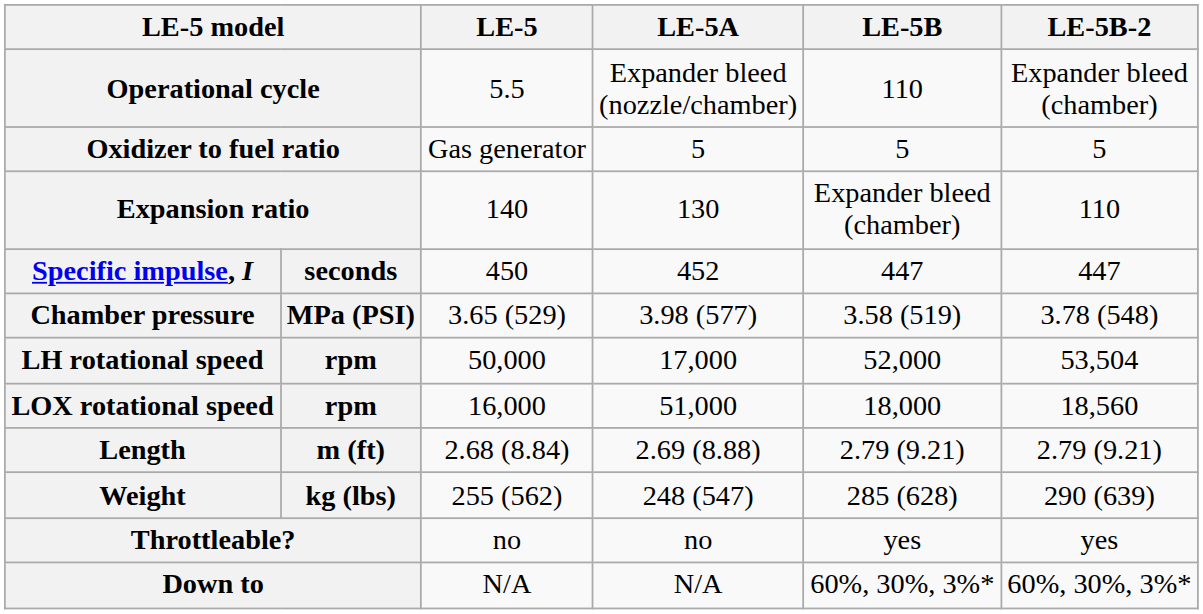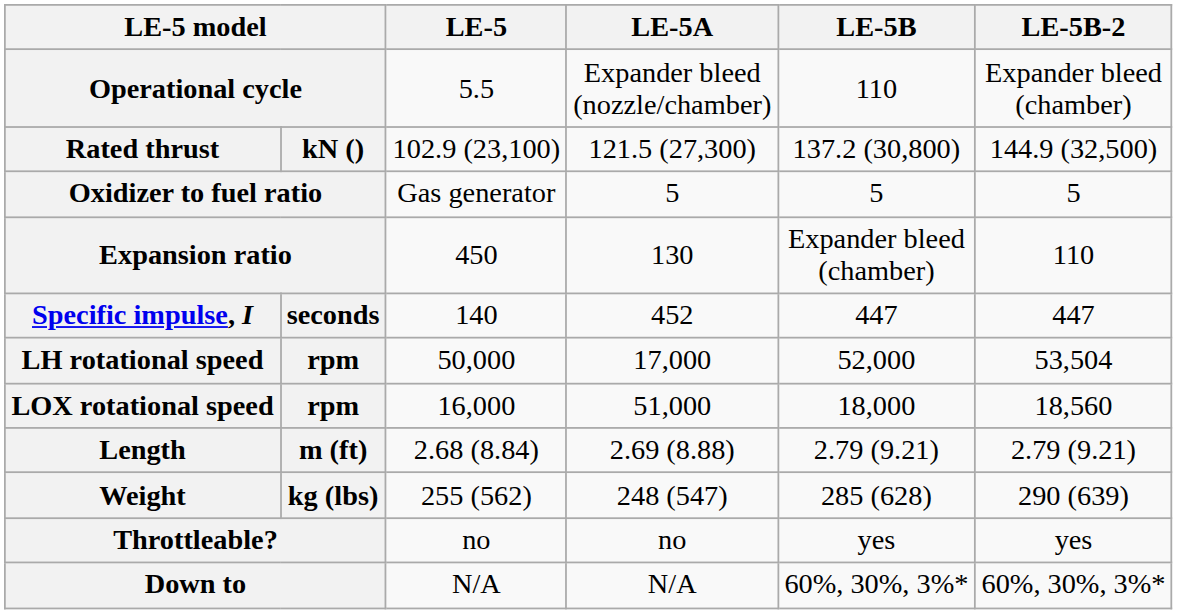+ row: (143, 148)
(507, 209) 140 -> (476, 254) 450
(507, 270) 450 -> (476, 315) 140
- row: (143, 315)
